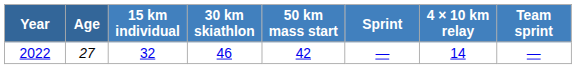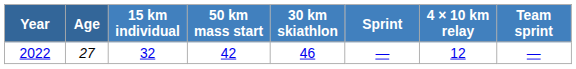columns swapped: (224, 23) <-> (303, 23)
(458, 53) 14 -> (458, 53) 12
